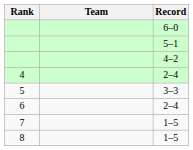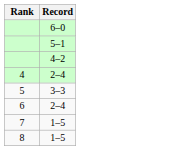- column: (96, 12)
